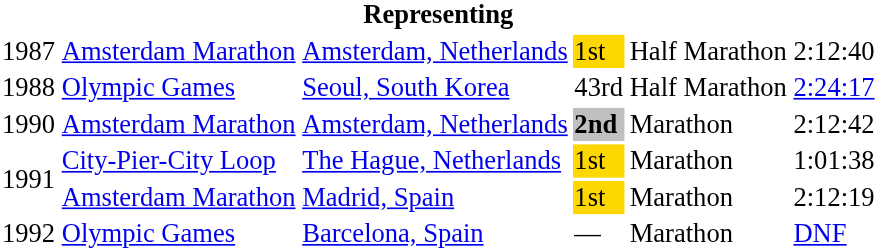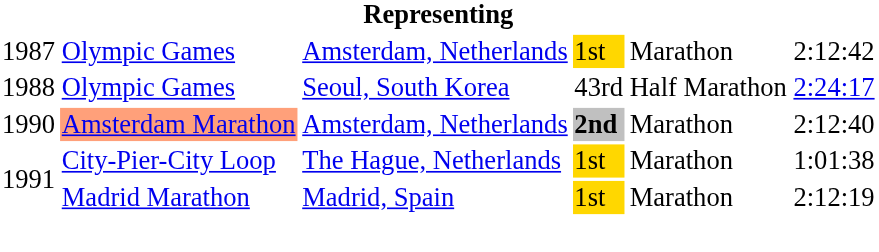(179, 51) Amsterdam Marathon -> (148, 51) Olympic Games
(708, 51) Half Marathon -> (681, 51) Marathon
(834, 51) 2:12:40 -> (834, 51) 2:12:42
(179, 124) no background -> (179, 124) lightsalmon background
(834, 124) 2:12:42 -> (834, 124) 2:12:40
(179, 197) Amsterdam Marathon -> (156, 197) Madrid Marathon
- row: (29, 233)
